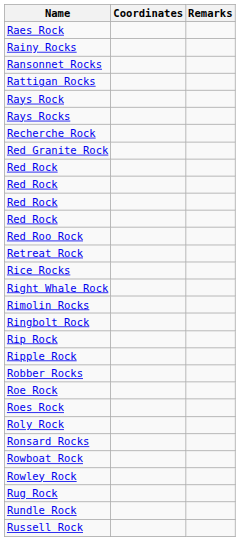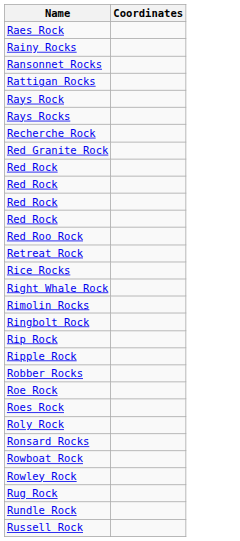- column: (210, 13)
